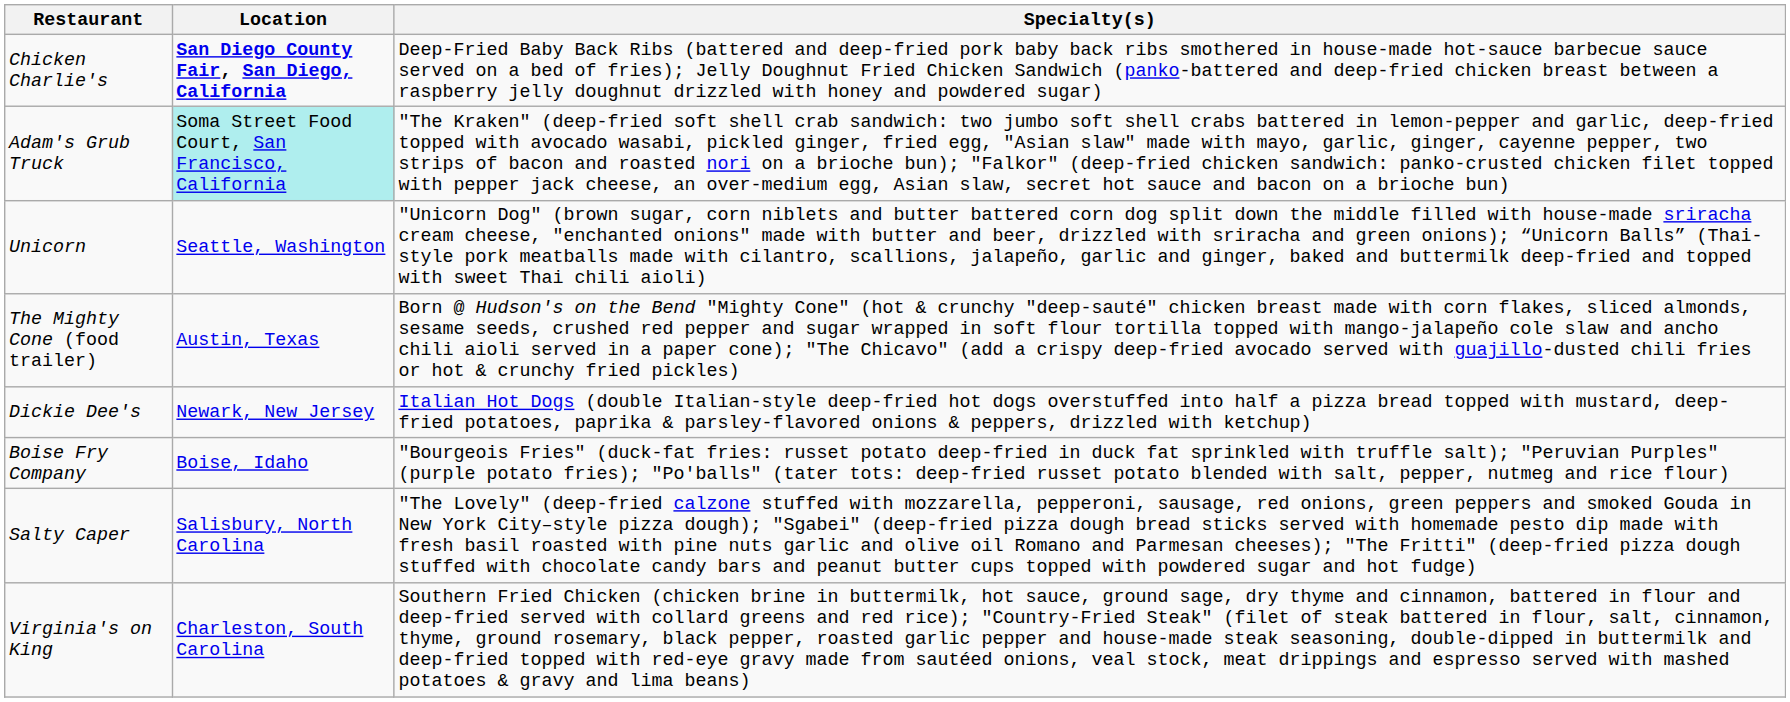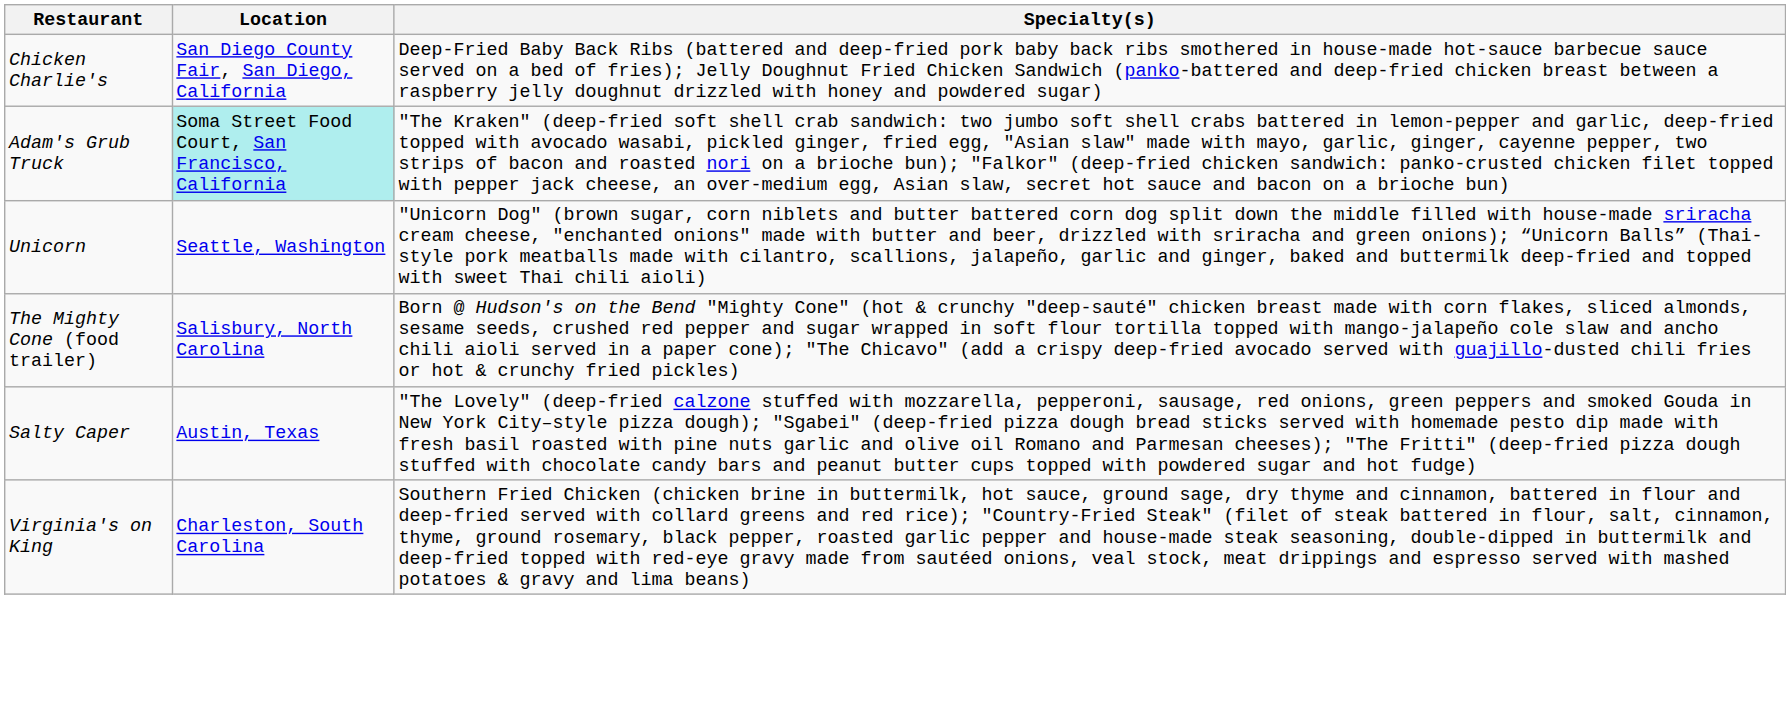(264, 71) bold -> (264, 71) normal
(248, 340) Austin, Texas -> (264, 340) Salisbury, North Carolina
- row: (75, 412)
- row: (59, 463)
(264, 535) Salisbury, North Carolina -> (248, 433) Austin, Texas
